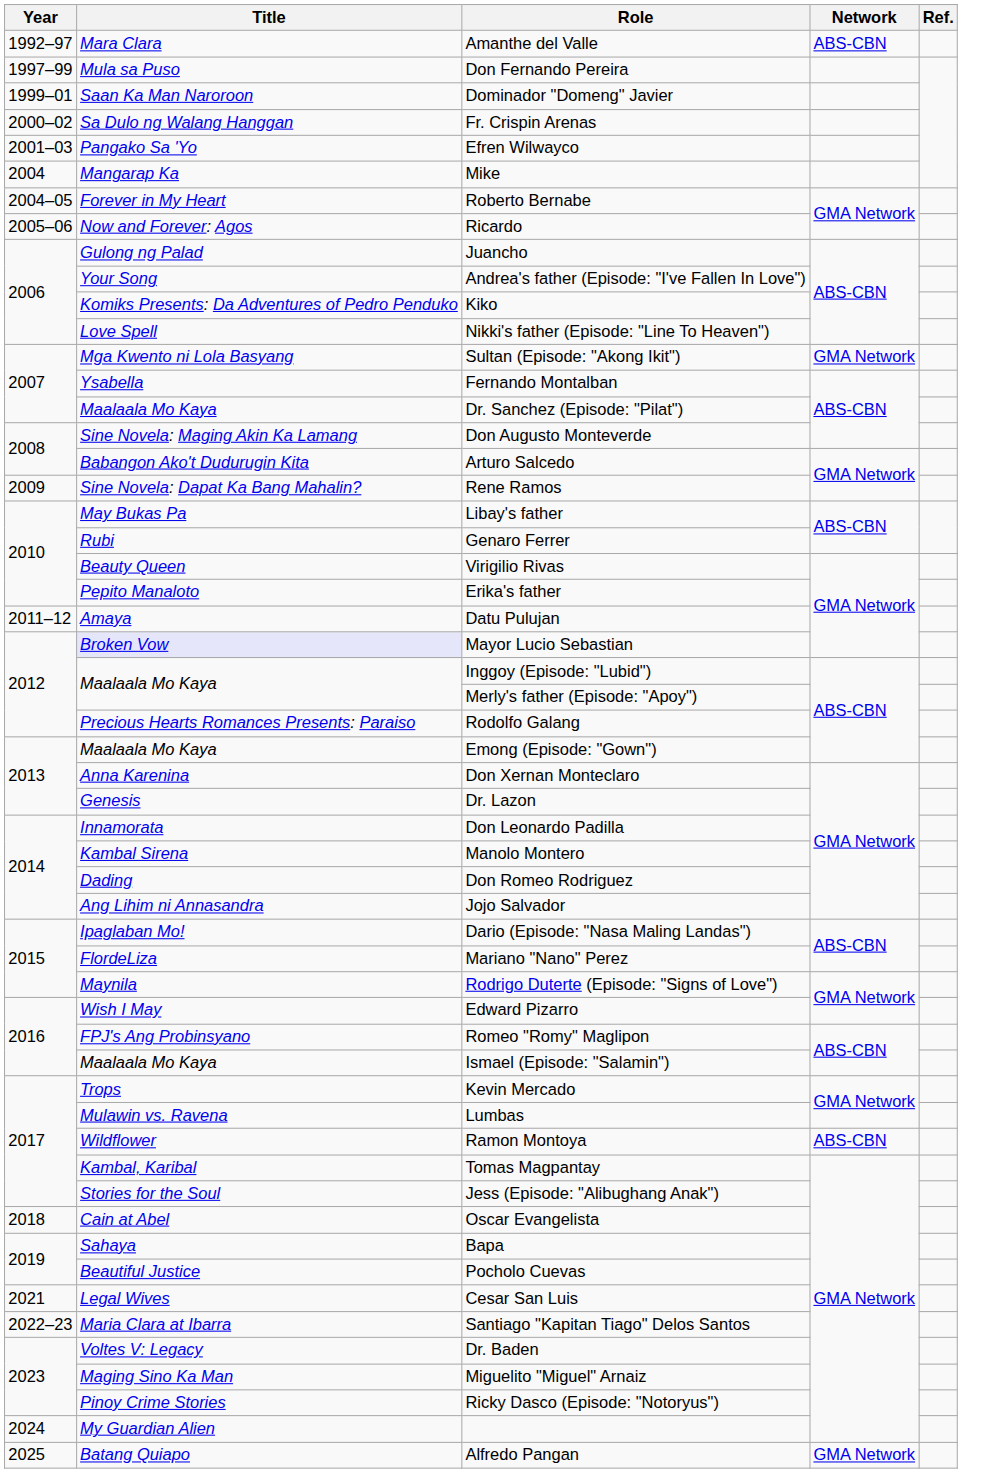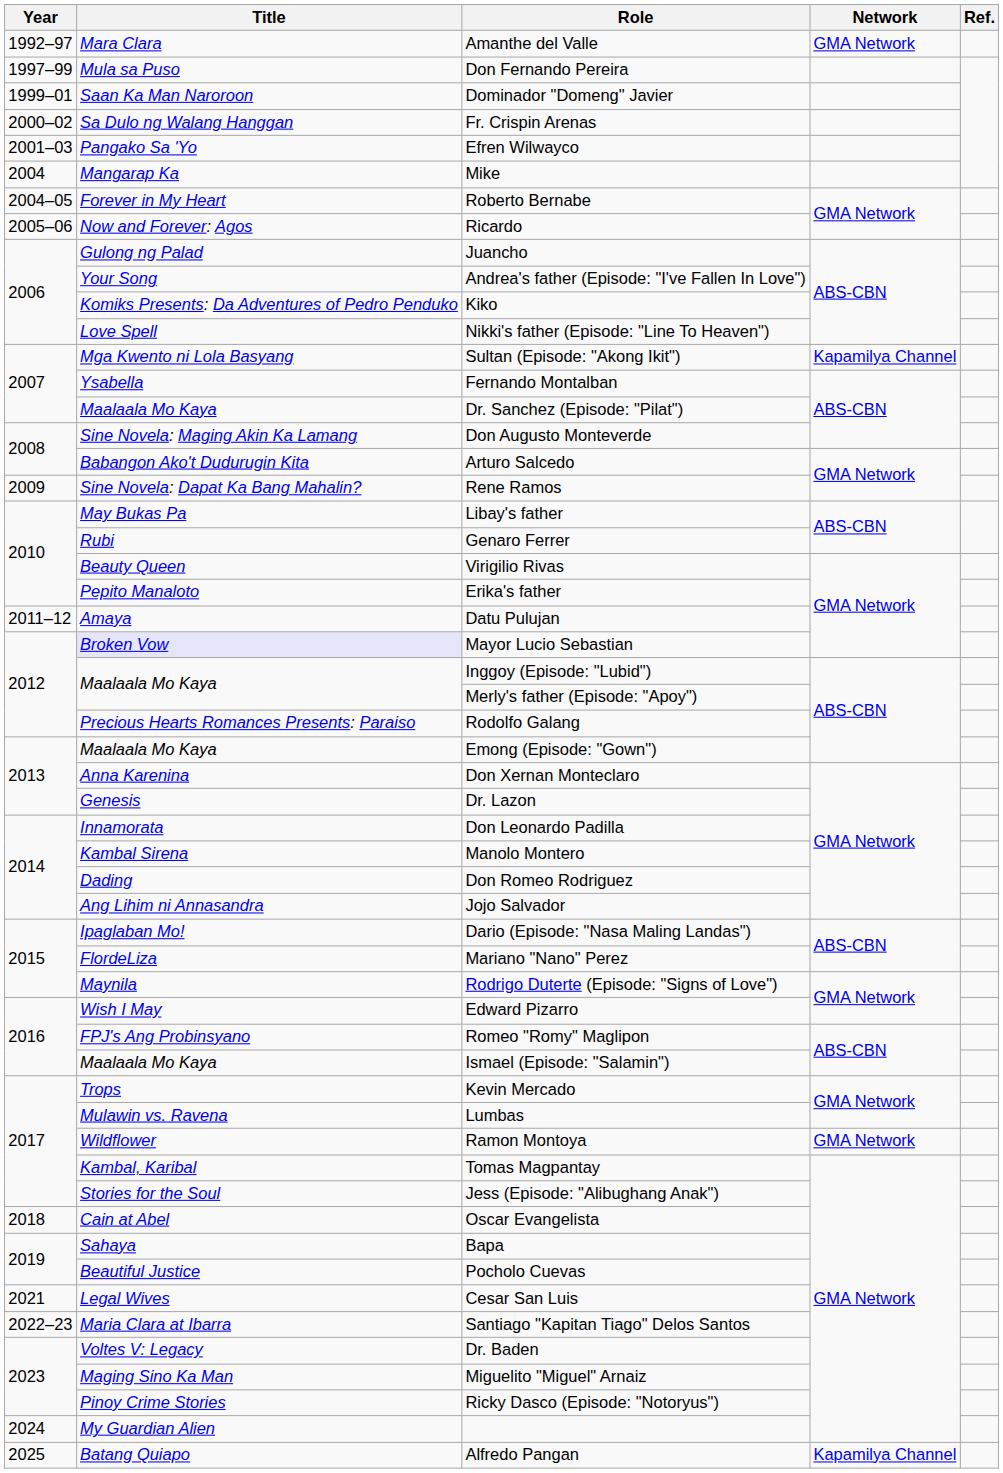(850, 43) ABS-CBN -> (864, 43) GMA Network
(864, 357) GMA Network -> (885, 357) Kapamilya Channel
(850, 1141) ABS-CBN -> (864, 1141) GMA Network
(864, 1455) GMA Network -> (885, 1455) Kapamilya Channel
